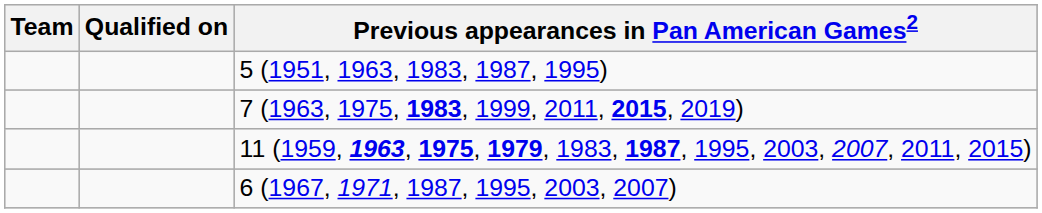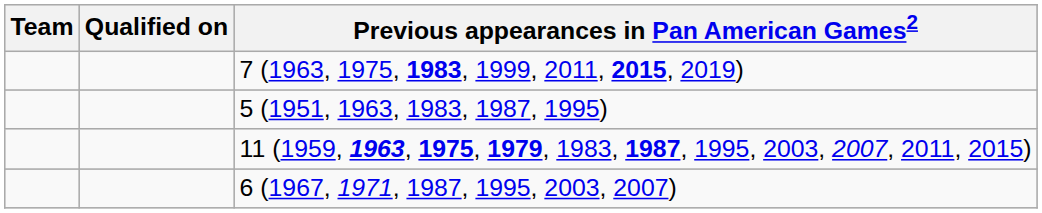rows swapped: (424, 70) <-> (492, 109)
